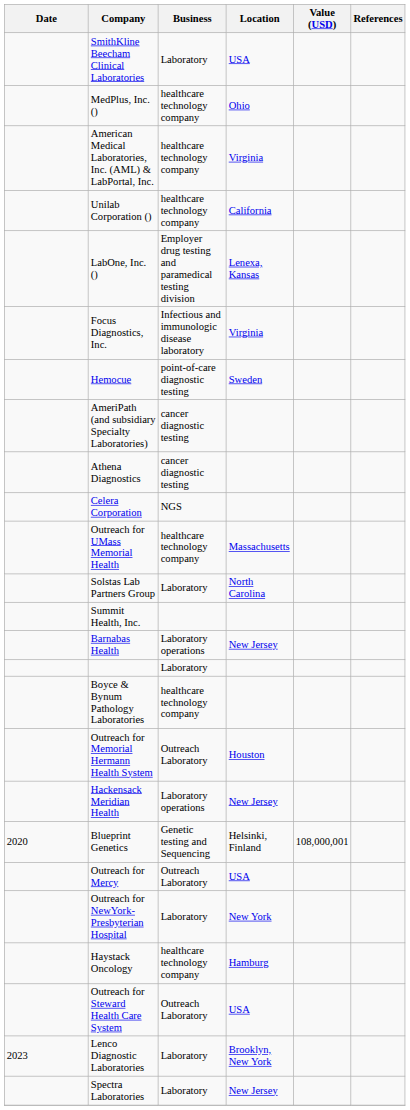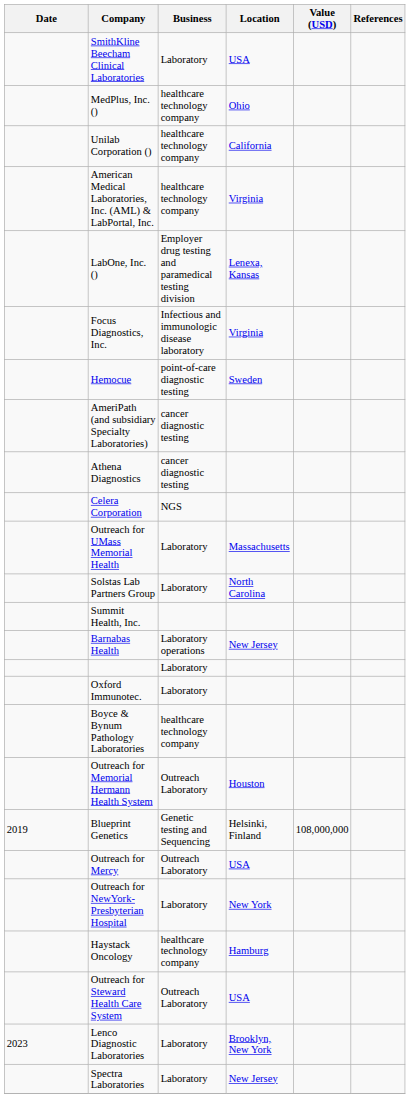rows swapped: (122, 158) <-> (121, 210)
(184, 547) healthcare technology company -> (184, 547) Laboratory
+ row: (116, 690)
- row: (116, 801)
(17, 841) 2020 -> (17, 830) 2019
(322, 841) 108,000,001 -> (322, 830) 108,000,000
